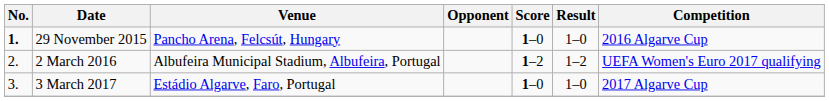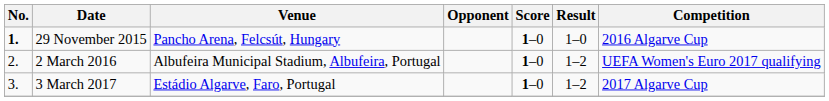(533, 61) 1–2 -> (533, 61) 1–0
(576, 84) 1–0 -> (576, 84) 1–2
